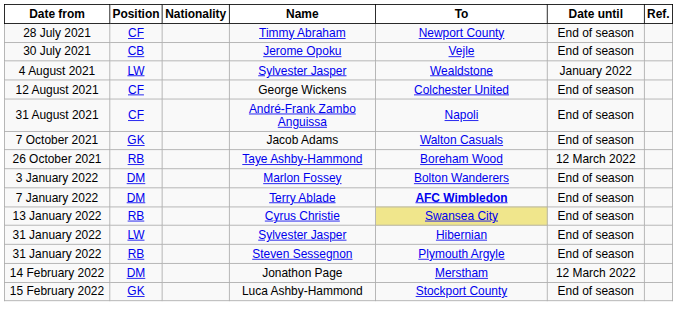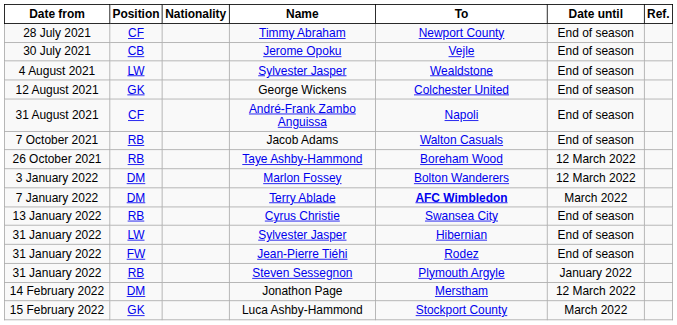(596, 71) January 2022 -> (596, 71) End of season
(136, 90) CF -> (136, 90) GK
(136, 141) GK -> (136, 141) RB
(596, 179) End of season -> (596, 179) 12 March 2022
(596, 197) End of season -> (596, 197) March 2022
(461, 216) khaki background -> (461, 216) no background
+ row: (57, 254)
(596, 254) End of season -> (596, 273) January 2022
(596, 292) End of season -> (596, 311) March 2022
